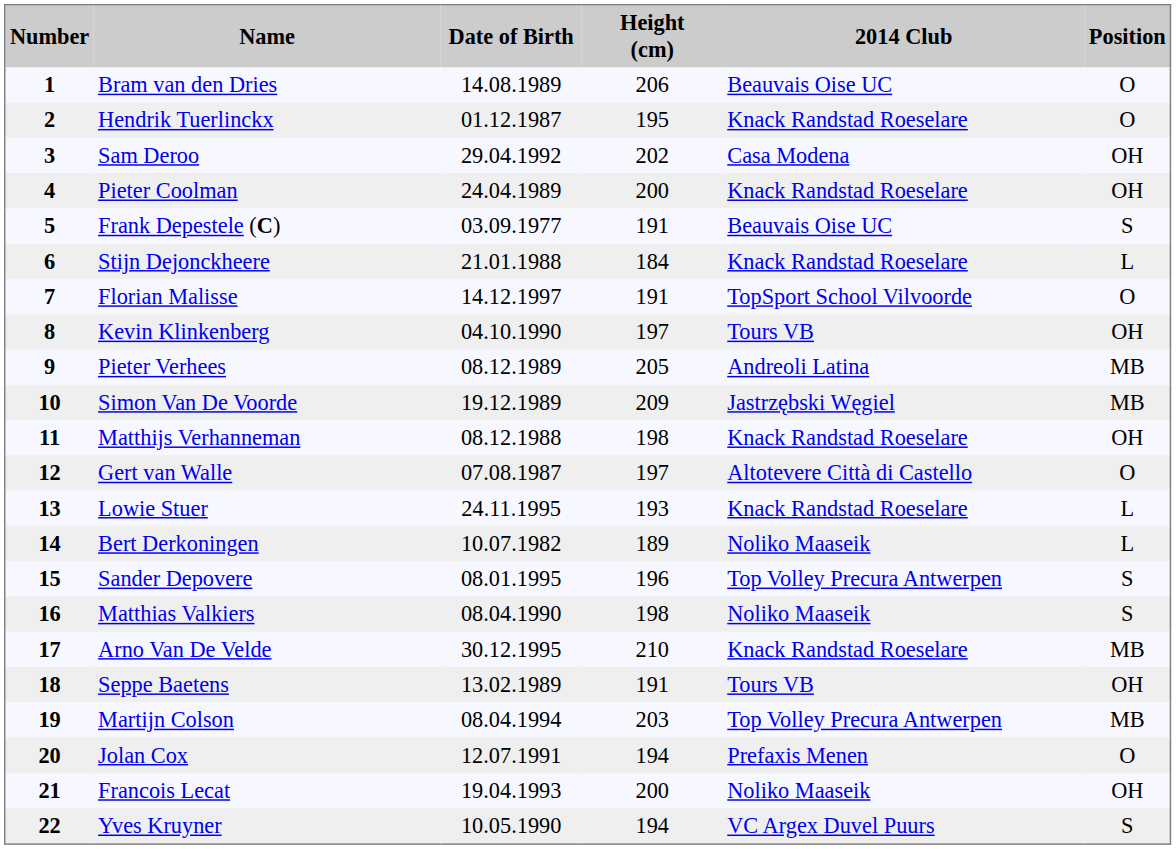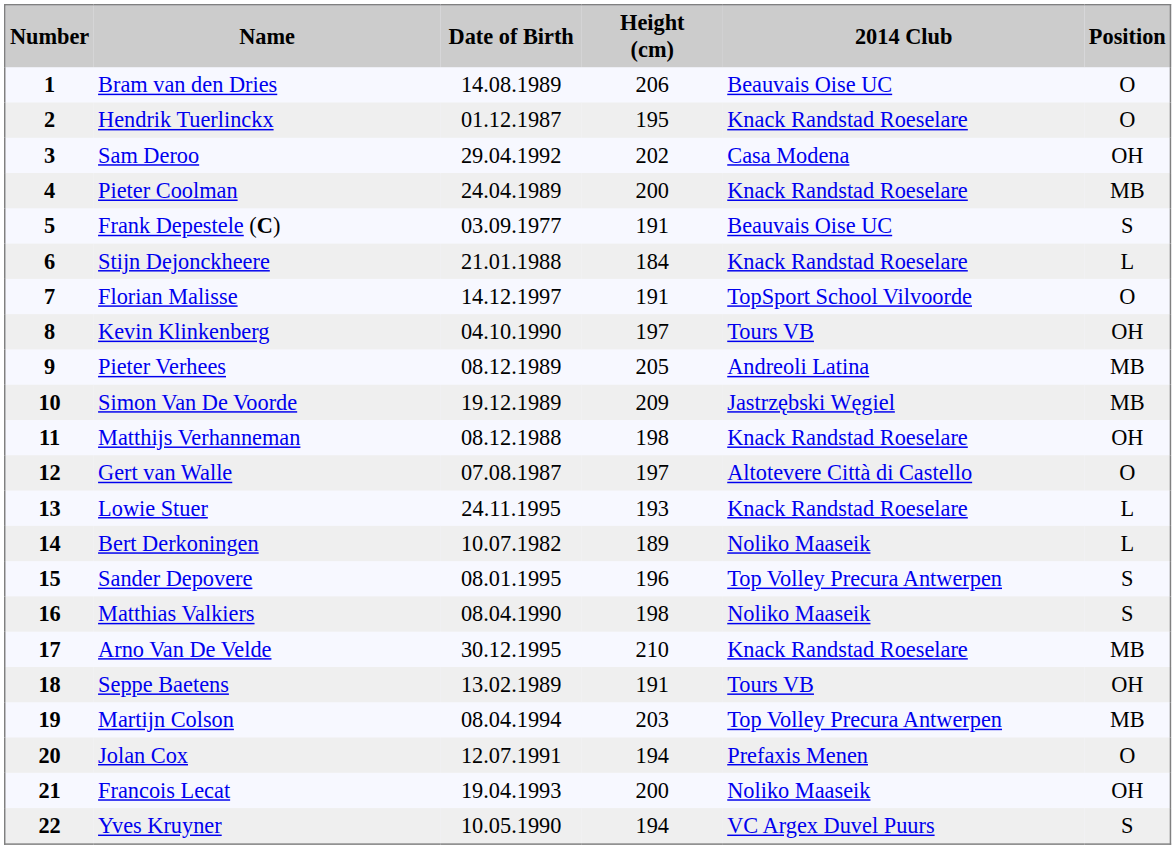(1127, 190) OH -> (1127, 190) MB
